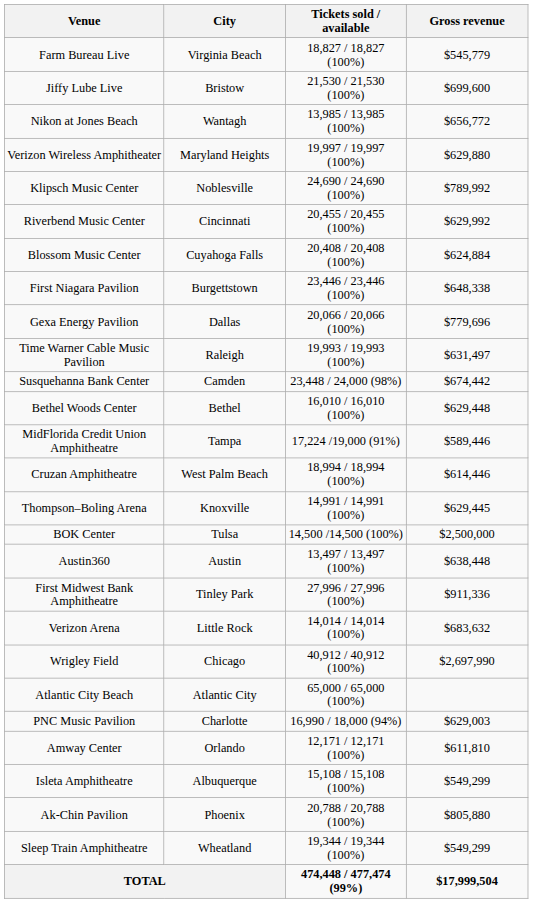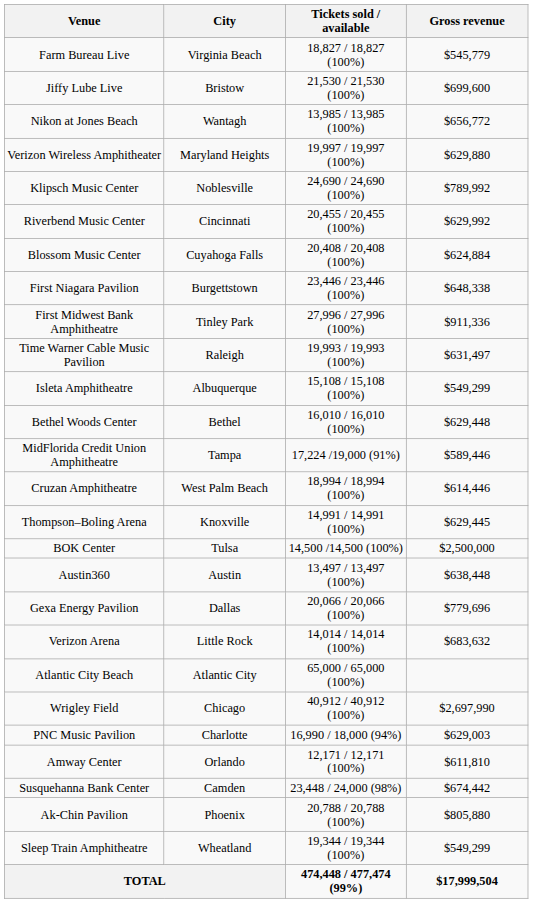rows swapped: (84, 594) <-> (84, 321)
rows swapped: (84, 381) <-> (84, 781)
rows swapped: (84, 661) <-> (84, 694)
